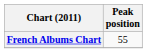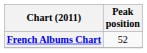(123, 39) 55 -> (123, 39) 52
